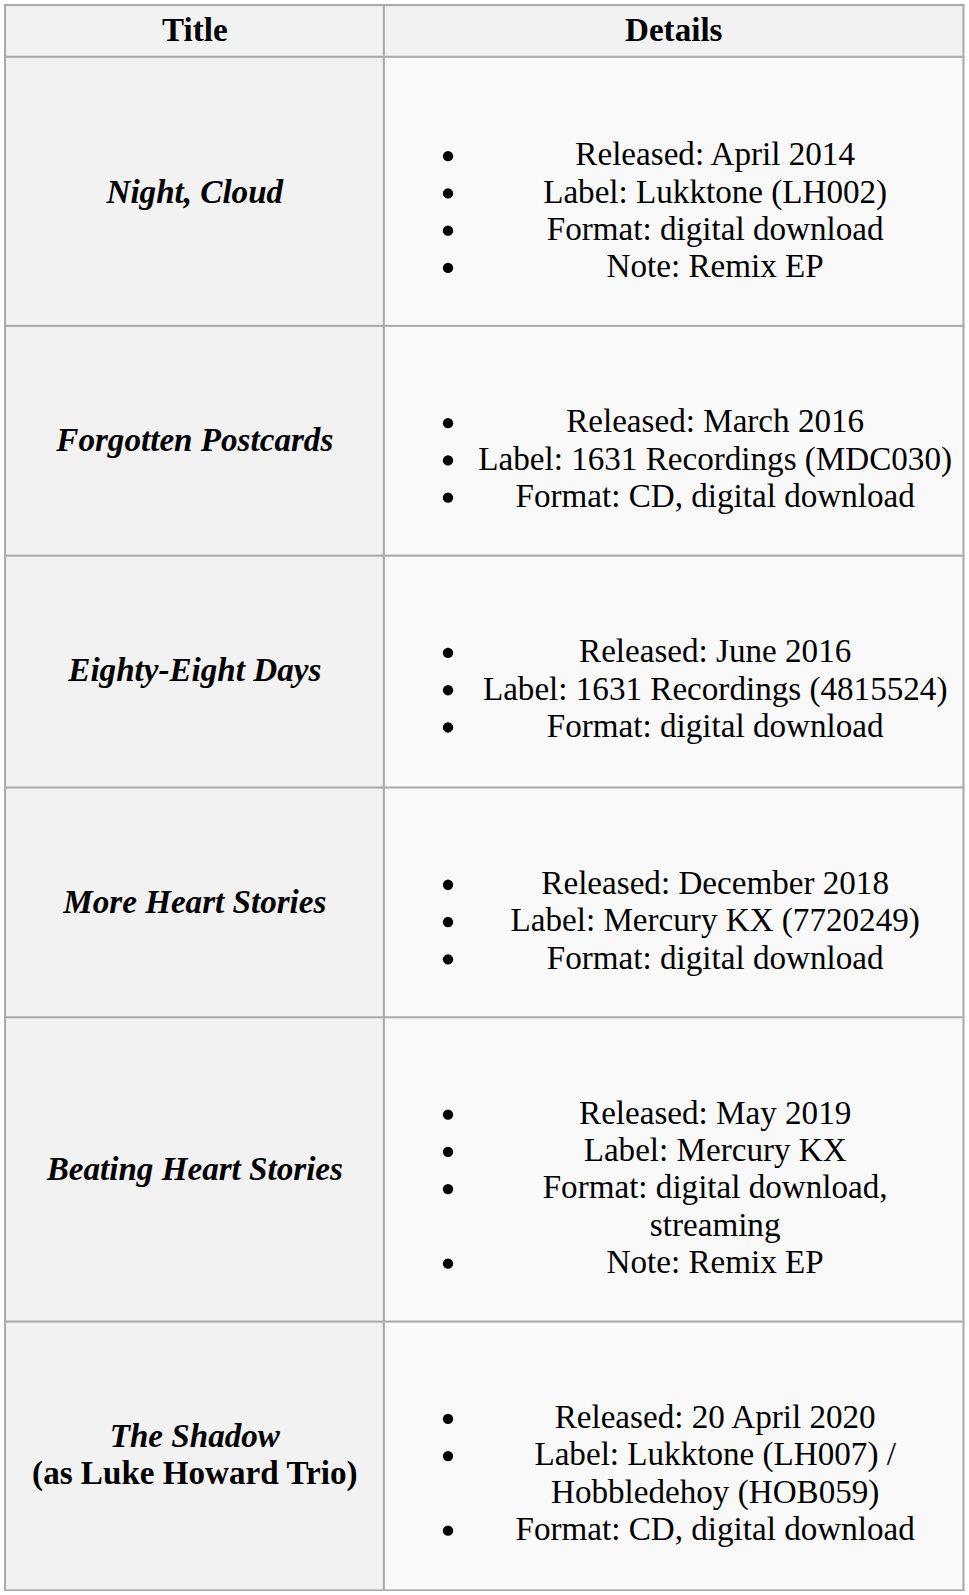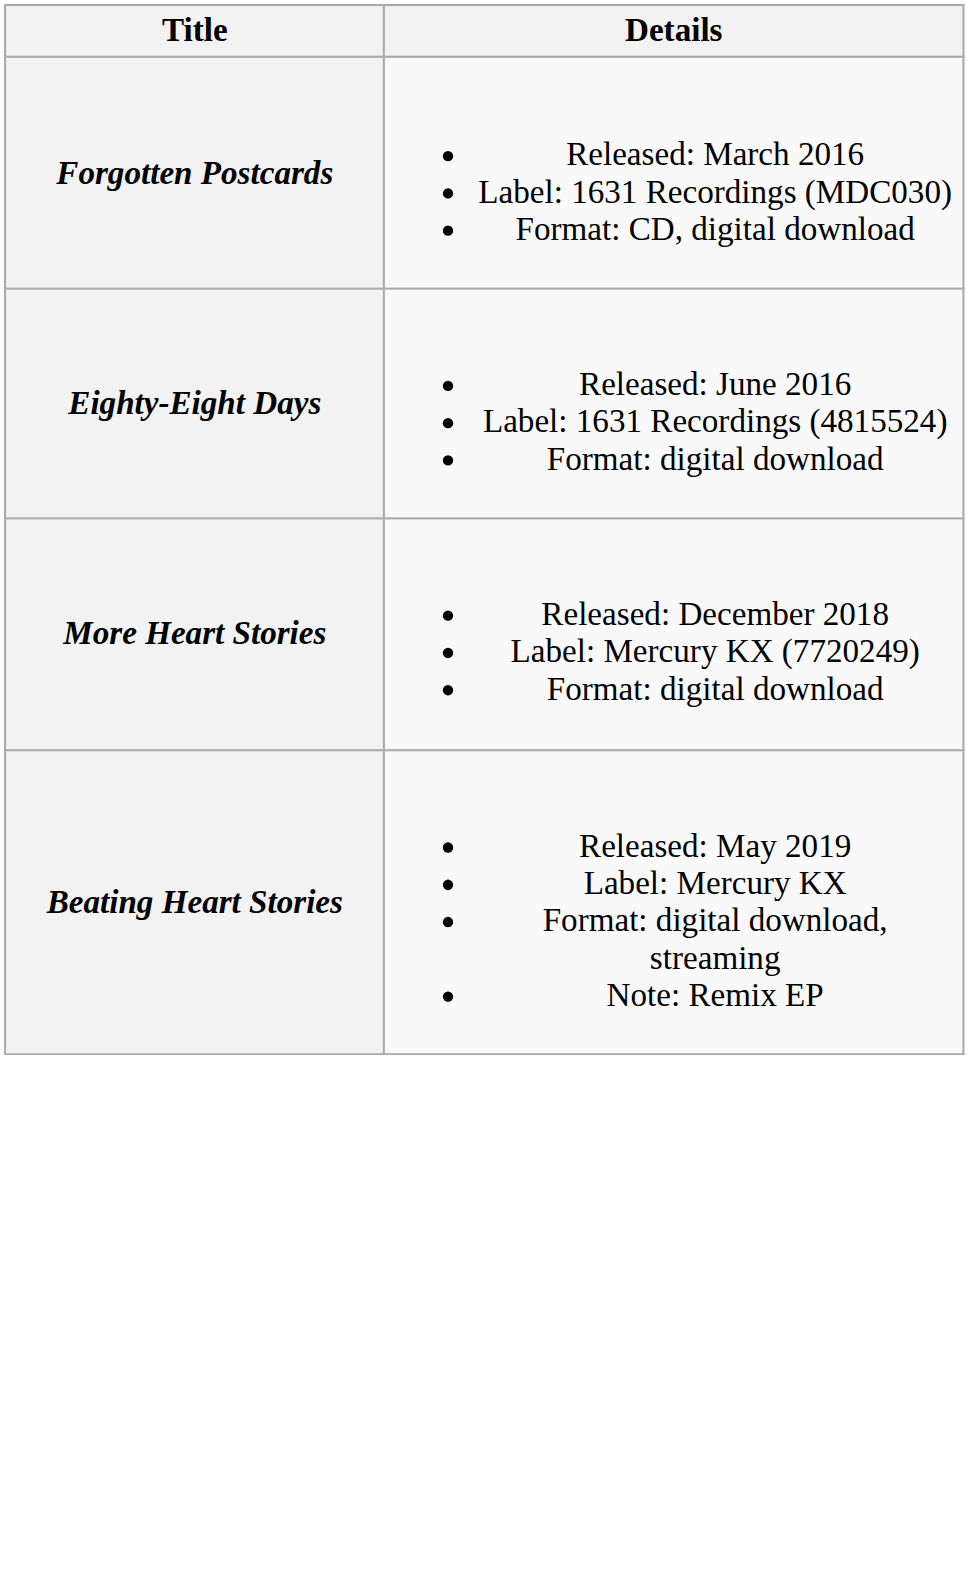- row: (195, 190)
- row: (195, 1455)
